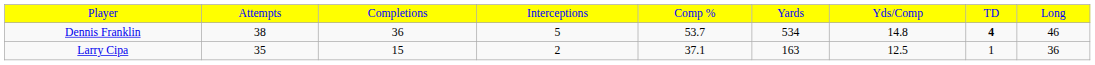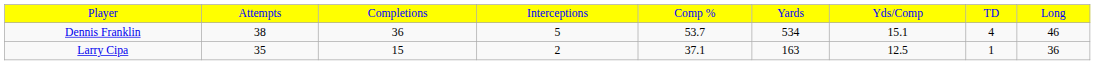(898, 32) 14.8 -> (898, 32) 15.1
(991, 32) bold -> (991, 32) normal
